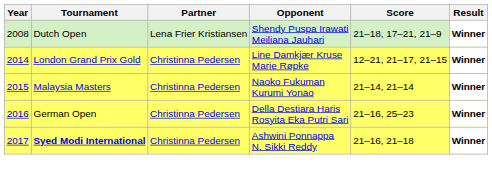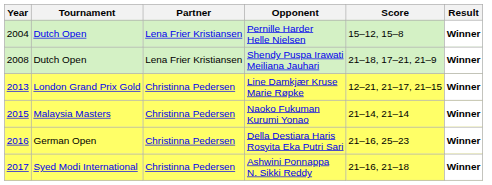+ row: (280, 34)
(18, 61) 2014 -> (18, 87) 2013
(89, 141) bold -> (86, 167) normal
